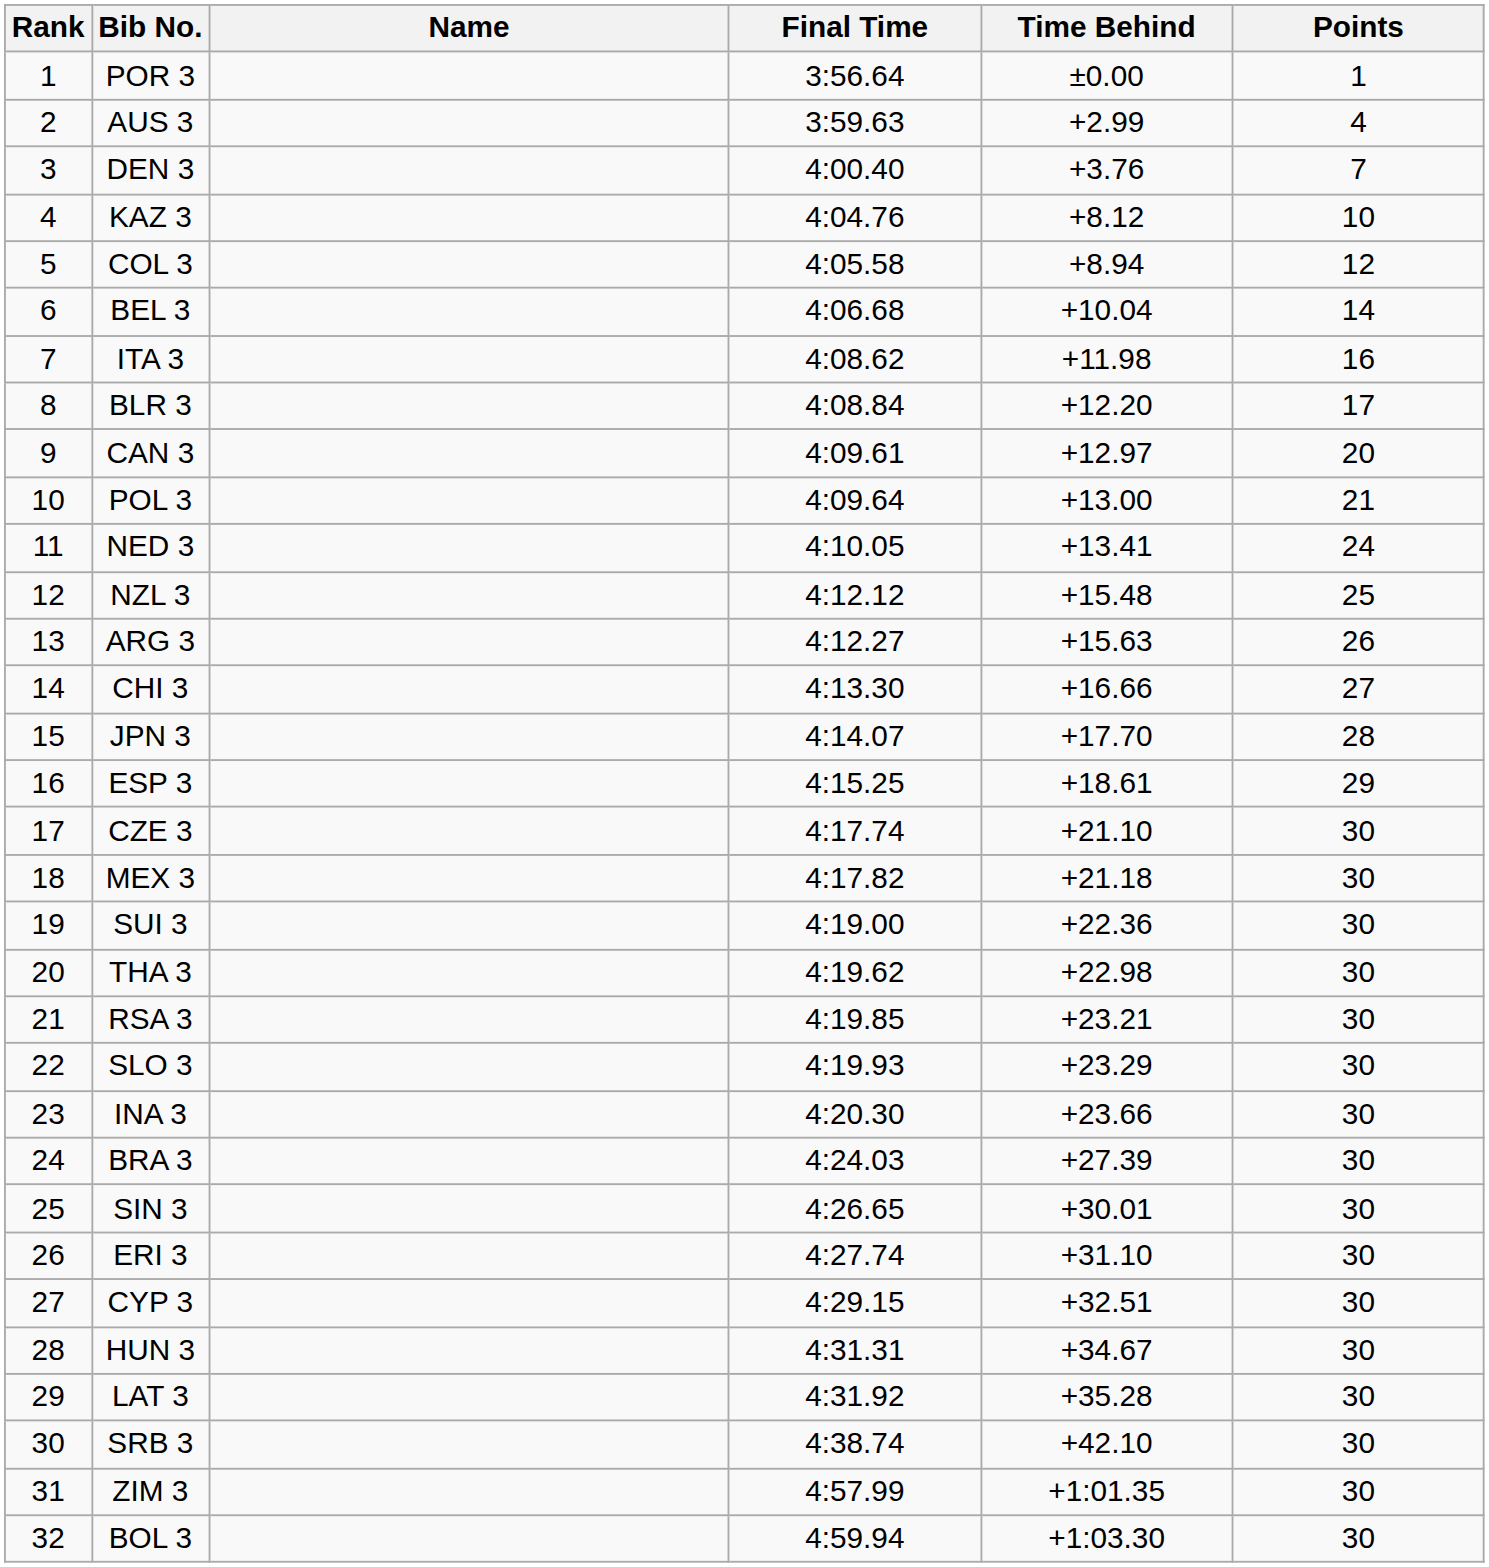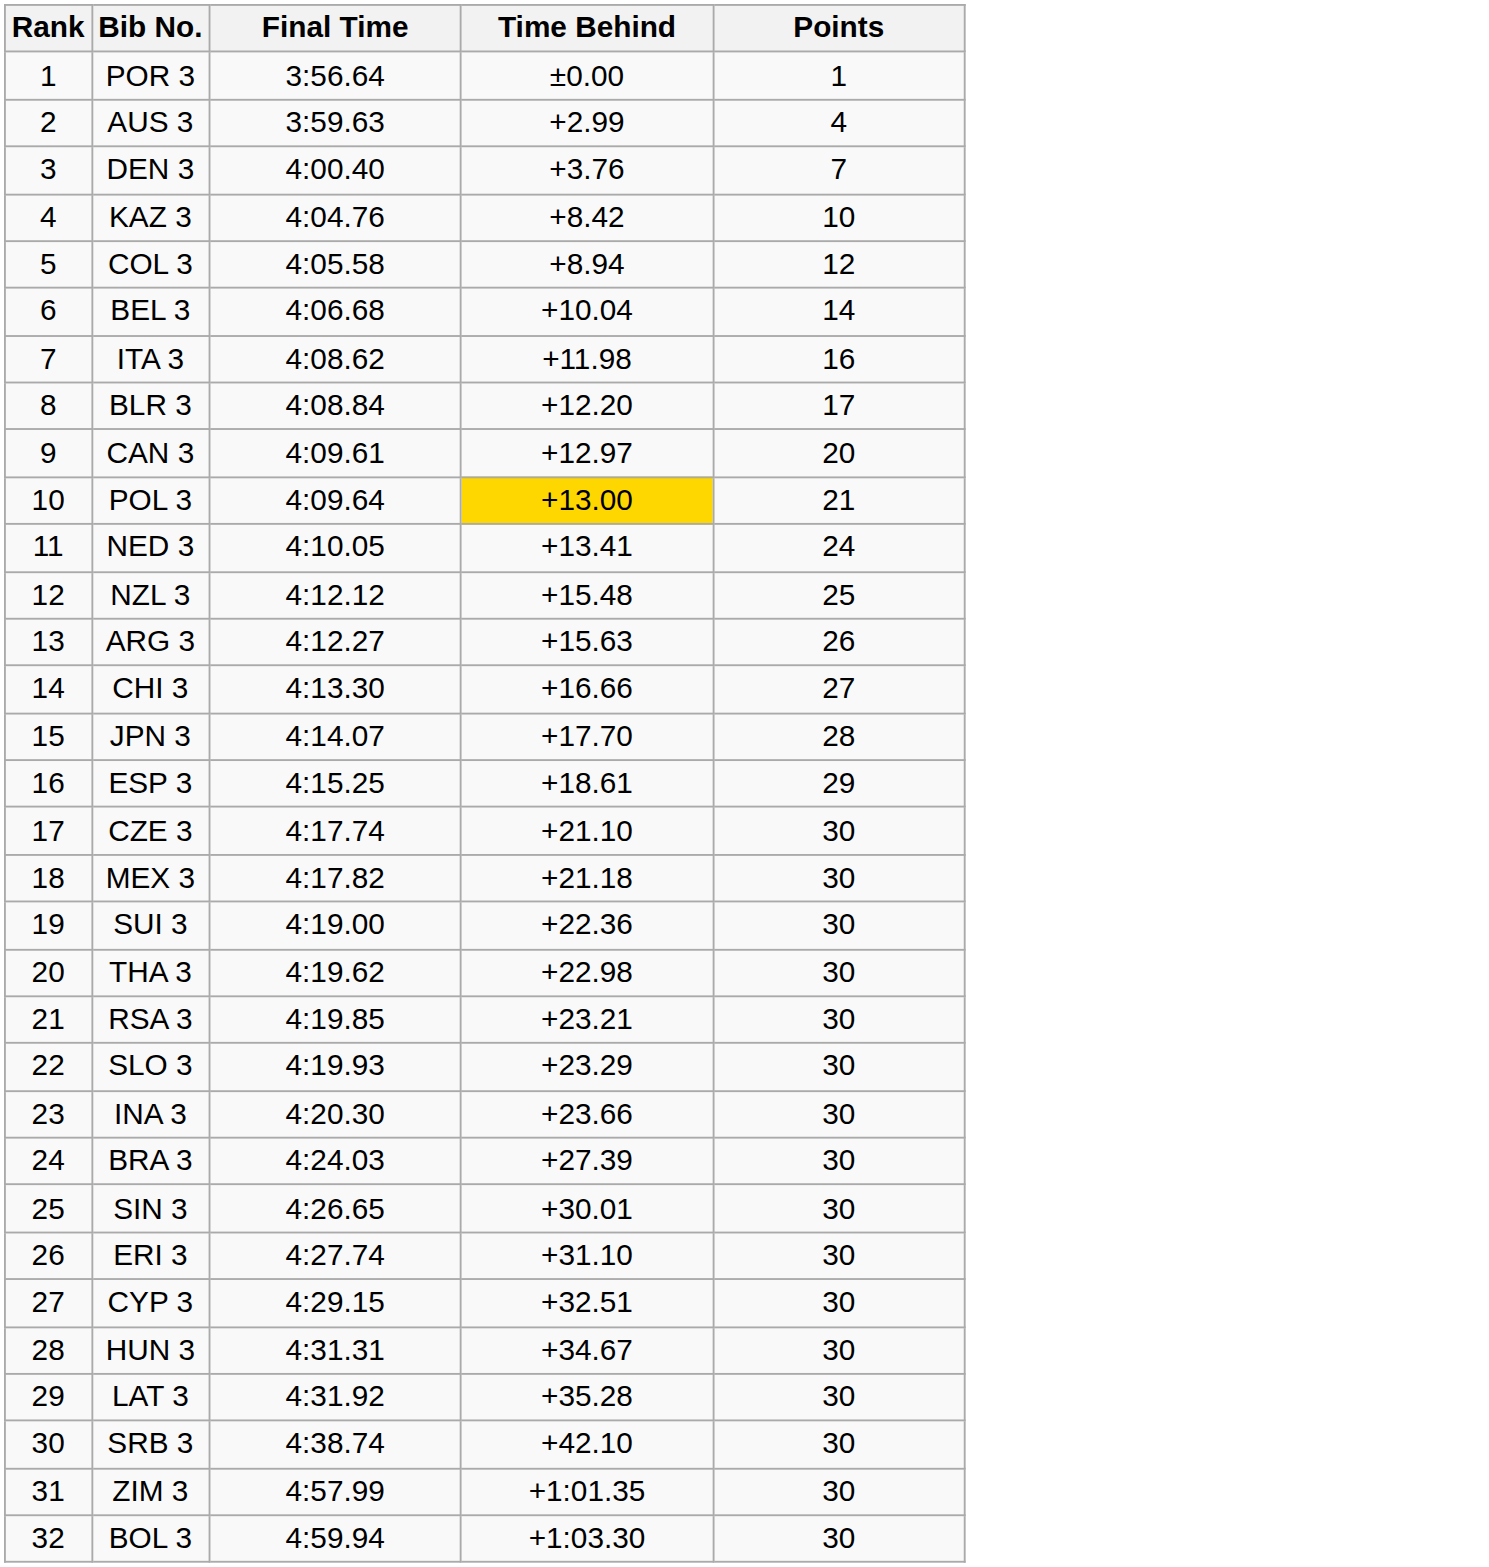- column: (469, 28)
(1107, 216) +8.12 -> (587, 216) +8.42
(1107, 500) no background -> (587, 500) gold background
